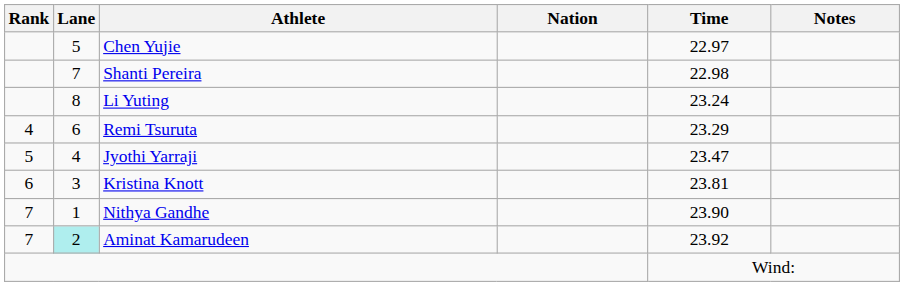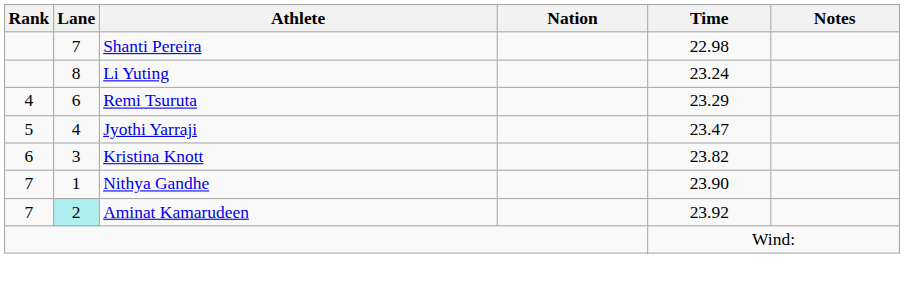- row: (142, 45)
(709, 184) 23.81 -> (709, 156) 23.82
